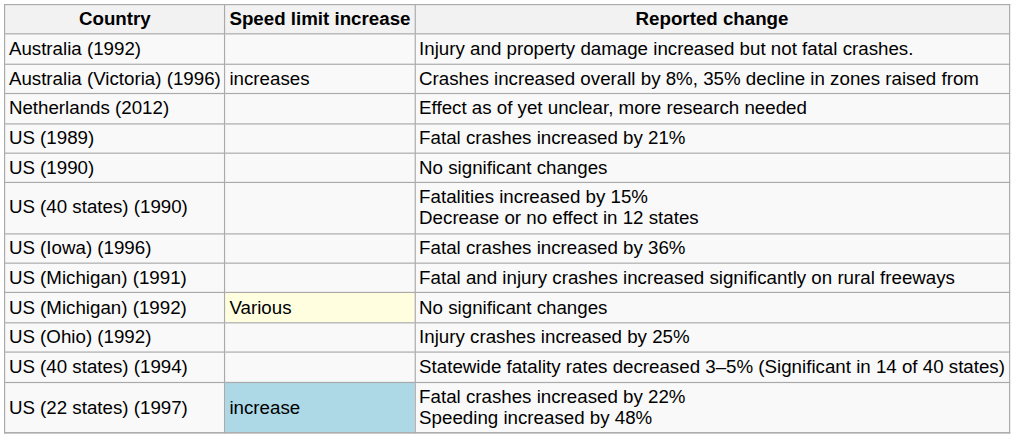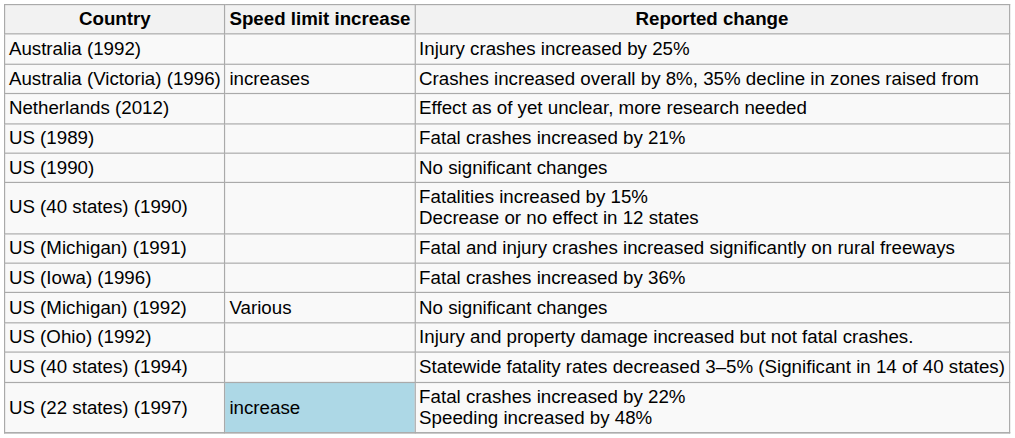(666, 49) Injury and property damage increased but not fatal crashes. -> (554, 49) Injury crashes increased by 25%
rows swapped: (80, 248) <-> (98, 277)
(260, 307) lightyellow background -> (260, 307) no background
(554, 337) Injury crashes increased by 25% -> (666, 337) Injury and property damage increased but not fatal crashes.
